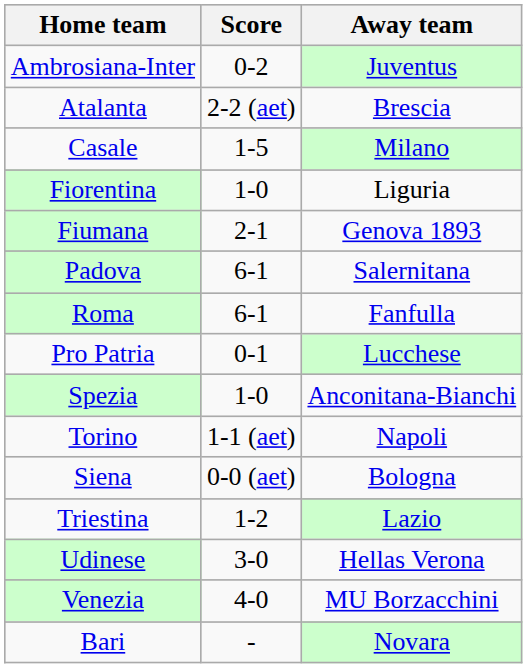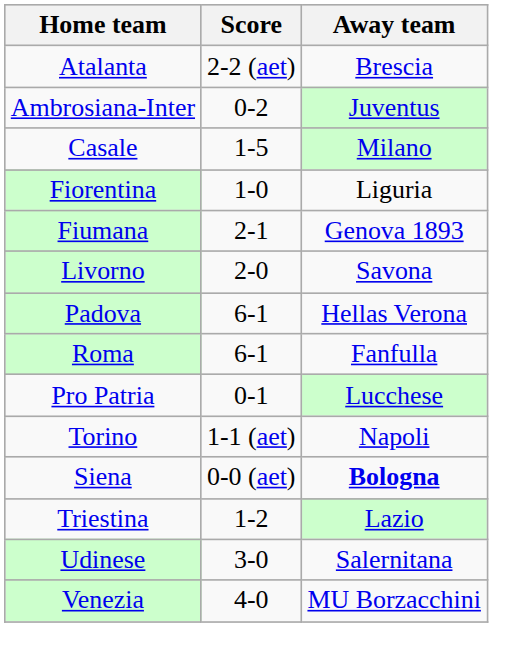rows swapped: (103, 66) <-> (103, 107)
+ row: (103, 271)
(412, 271) Salernitana -> (394, 312) Hellas Verona
- row: (103, 395)
(412, 477) normal -> (394, 477) bold
(412, 559) Hellas Verona -> (394, 559) Salernitana
- row: (103, 641)
